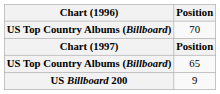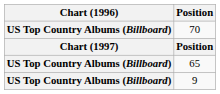(89, 81) US Billboard 200 -> (89, 81) US Top Country Albums (Billboard)
